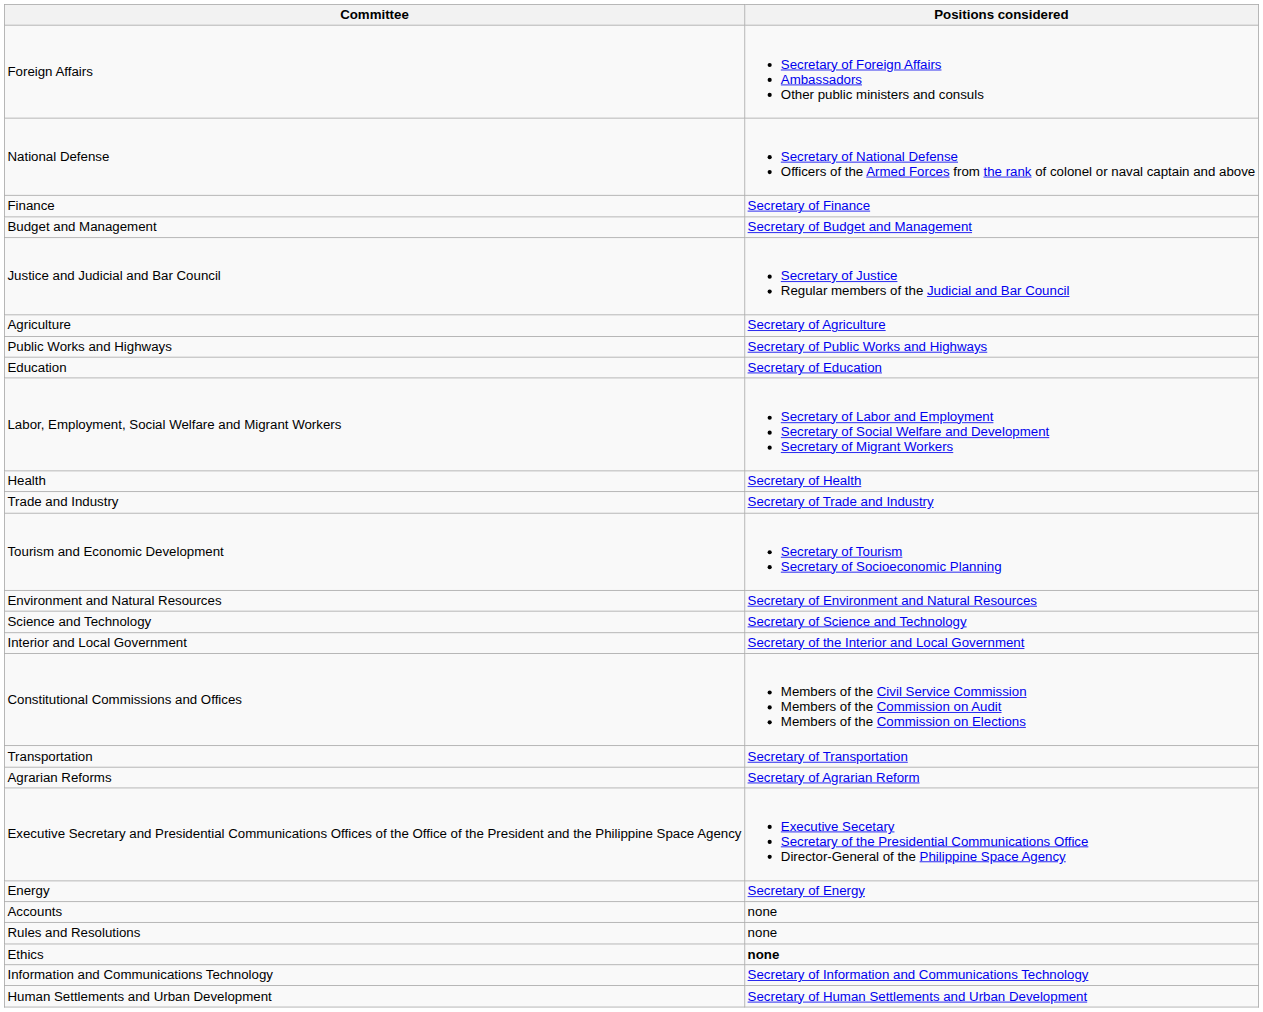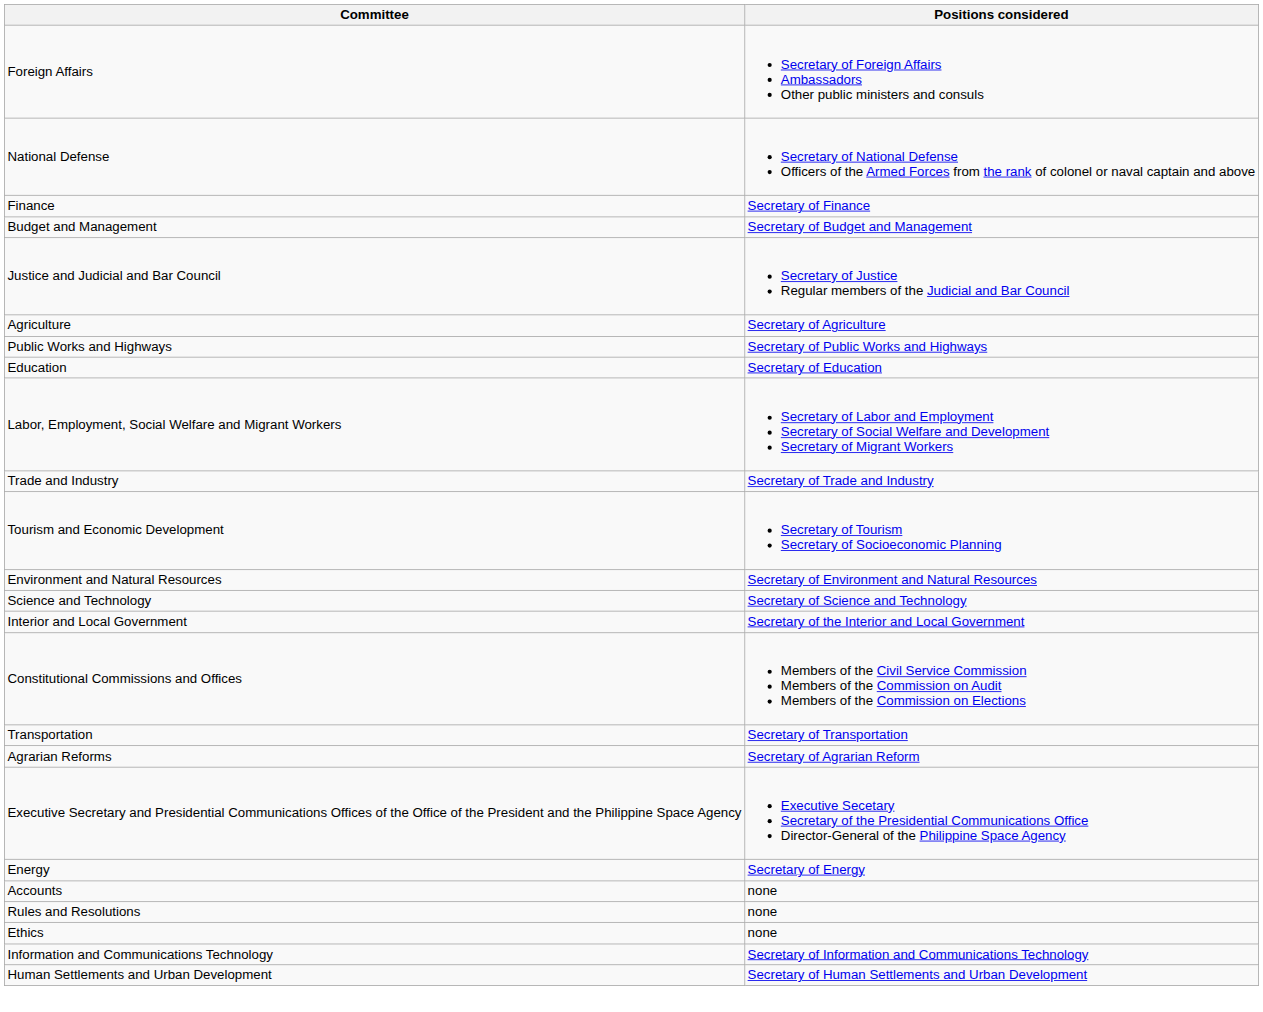- row: (27, 481)
(763, 954) bold -> (762, 933) normal
